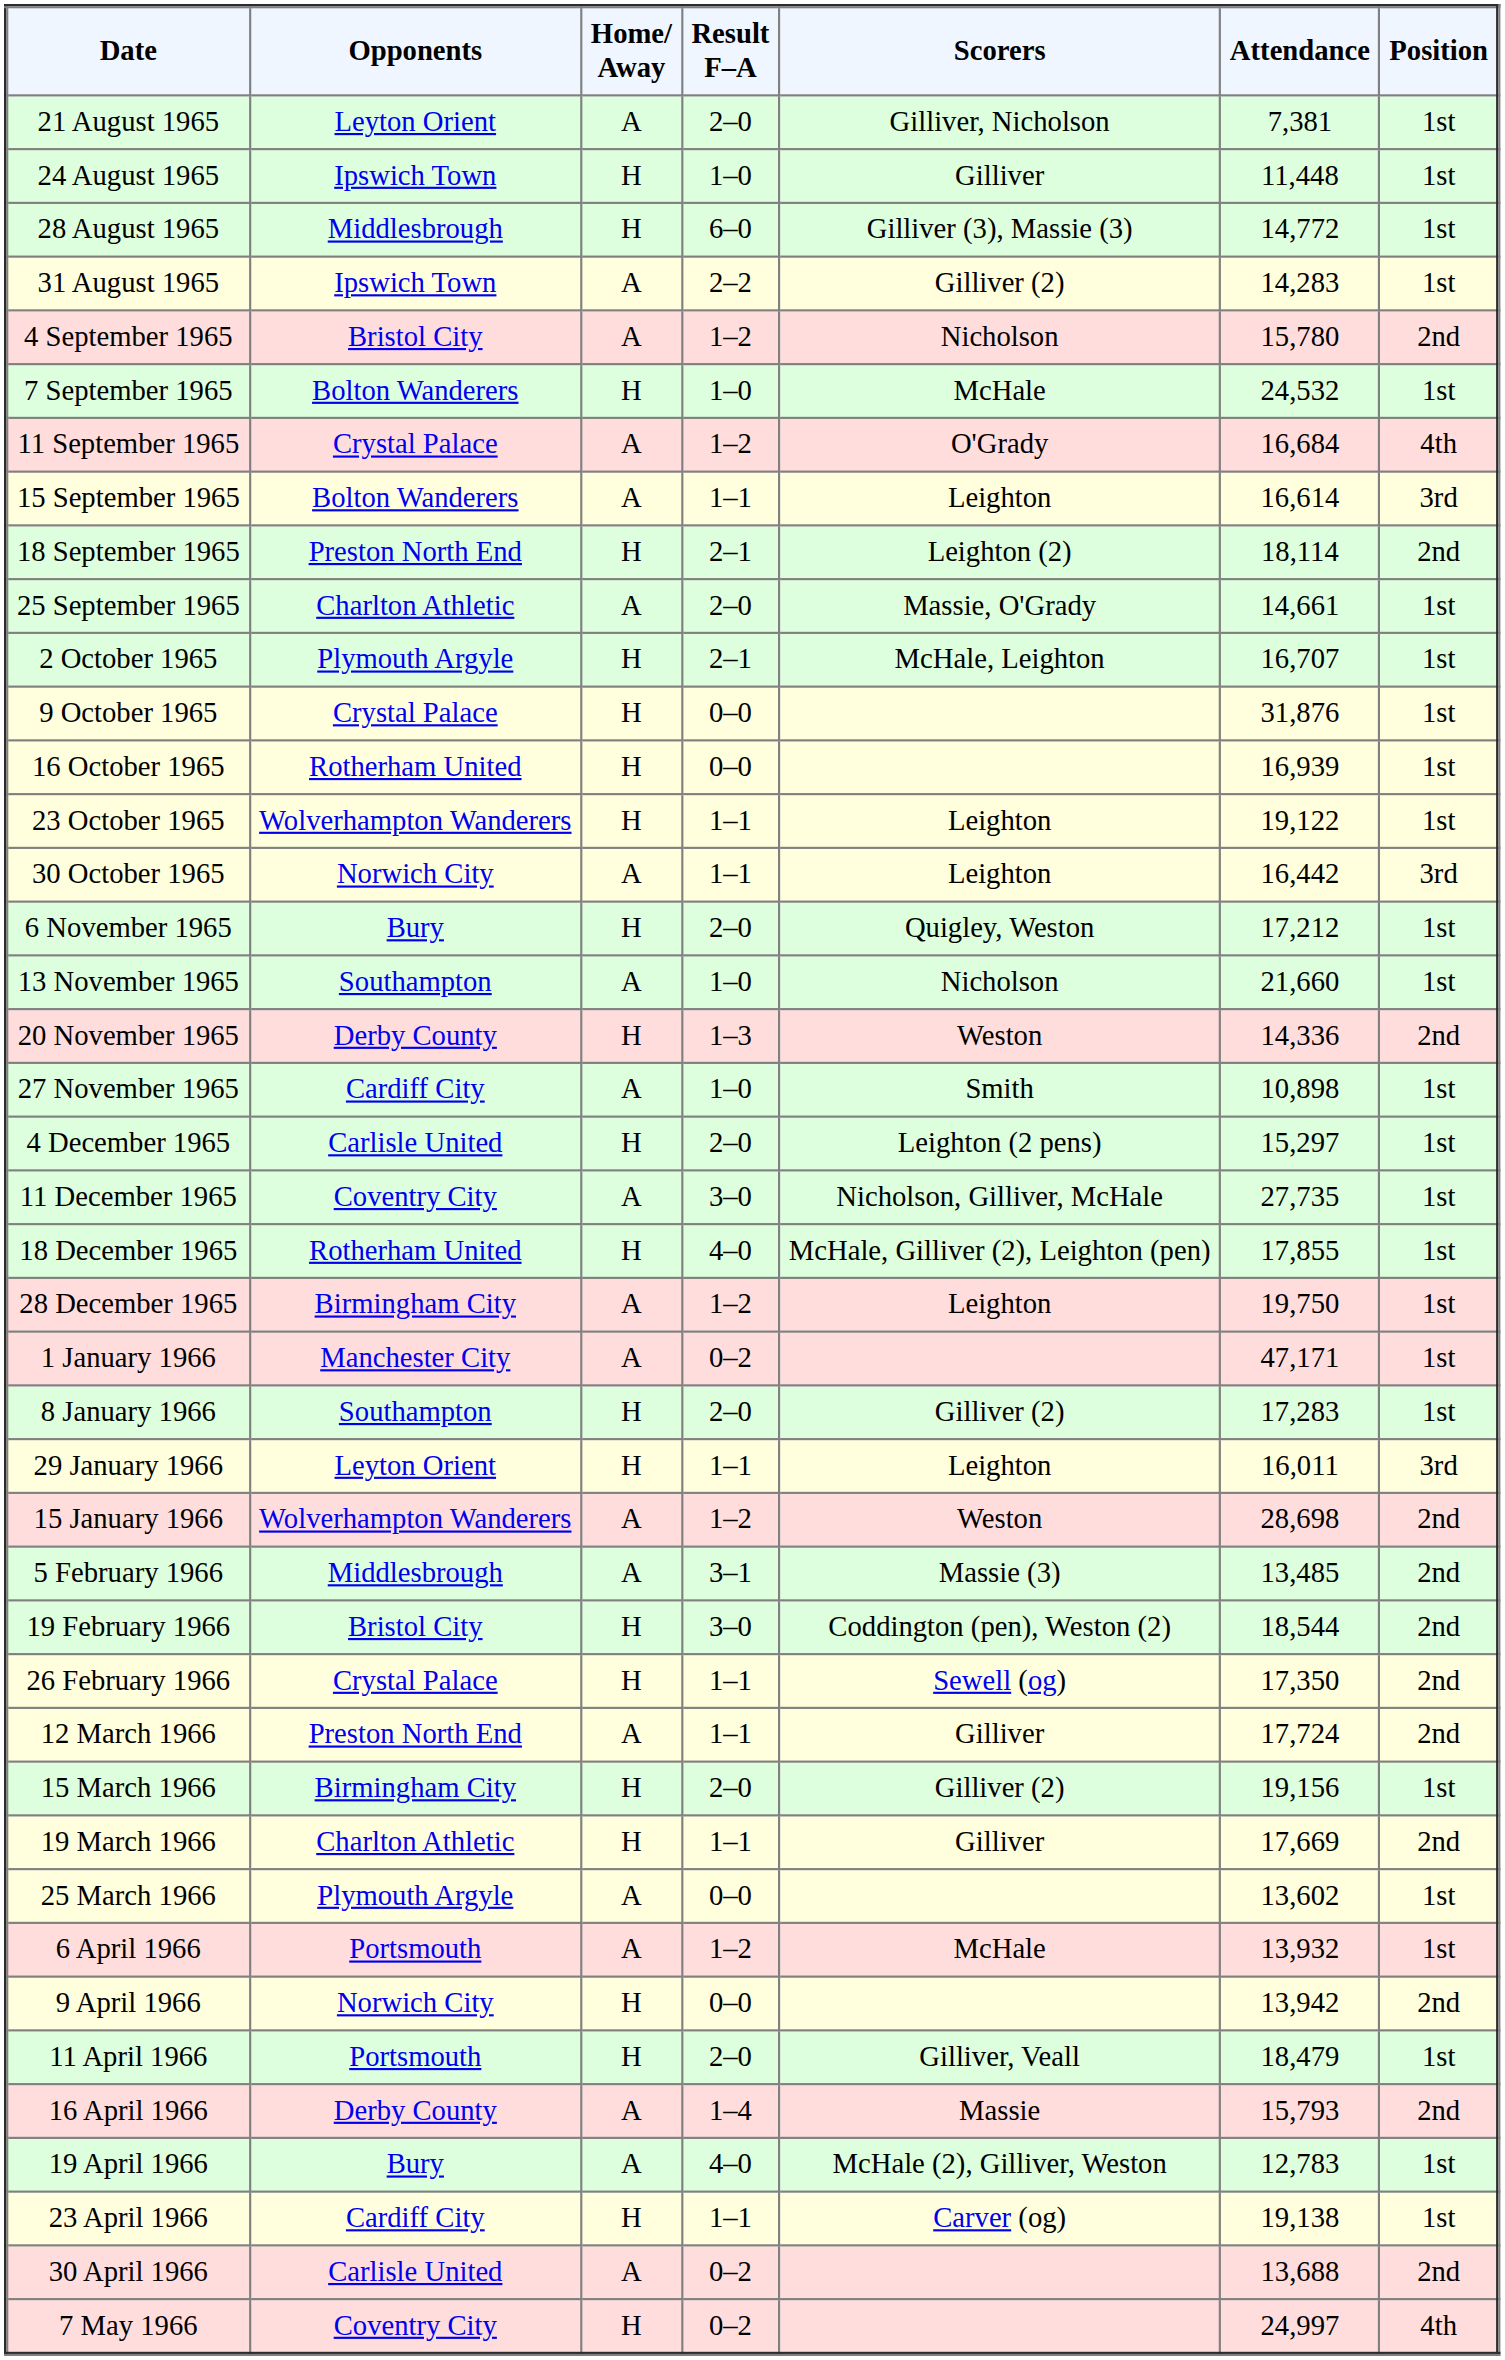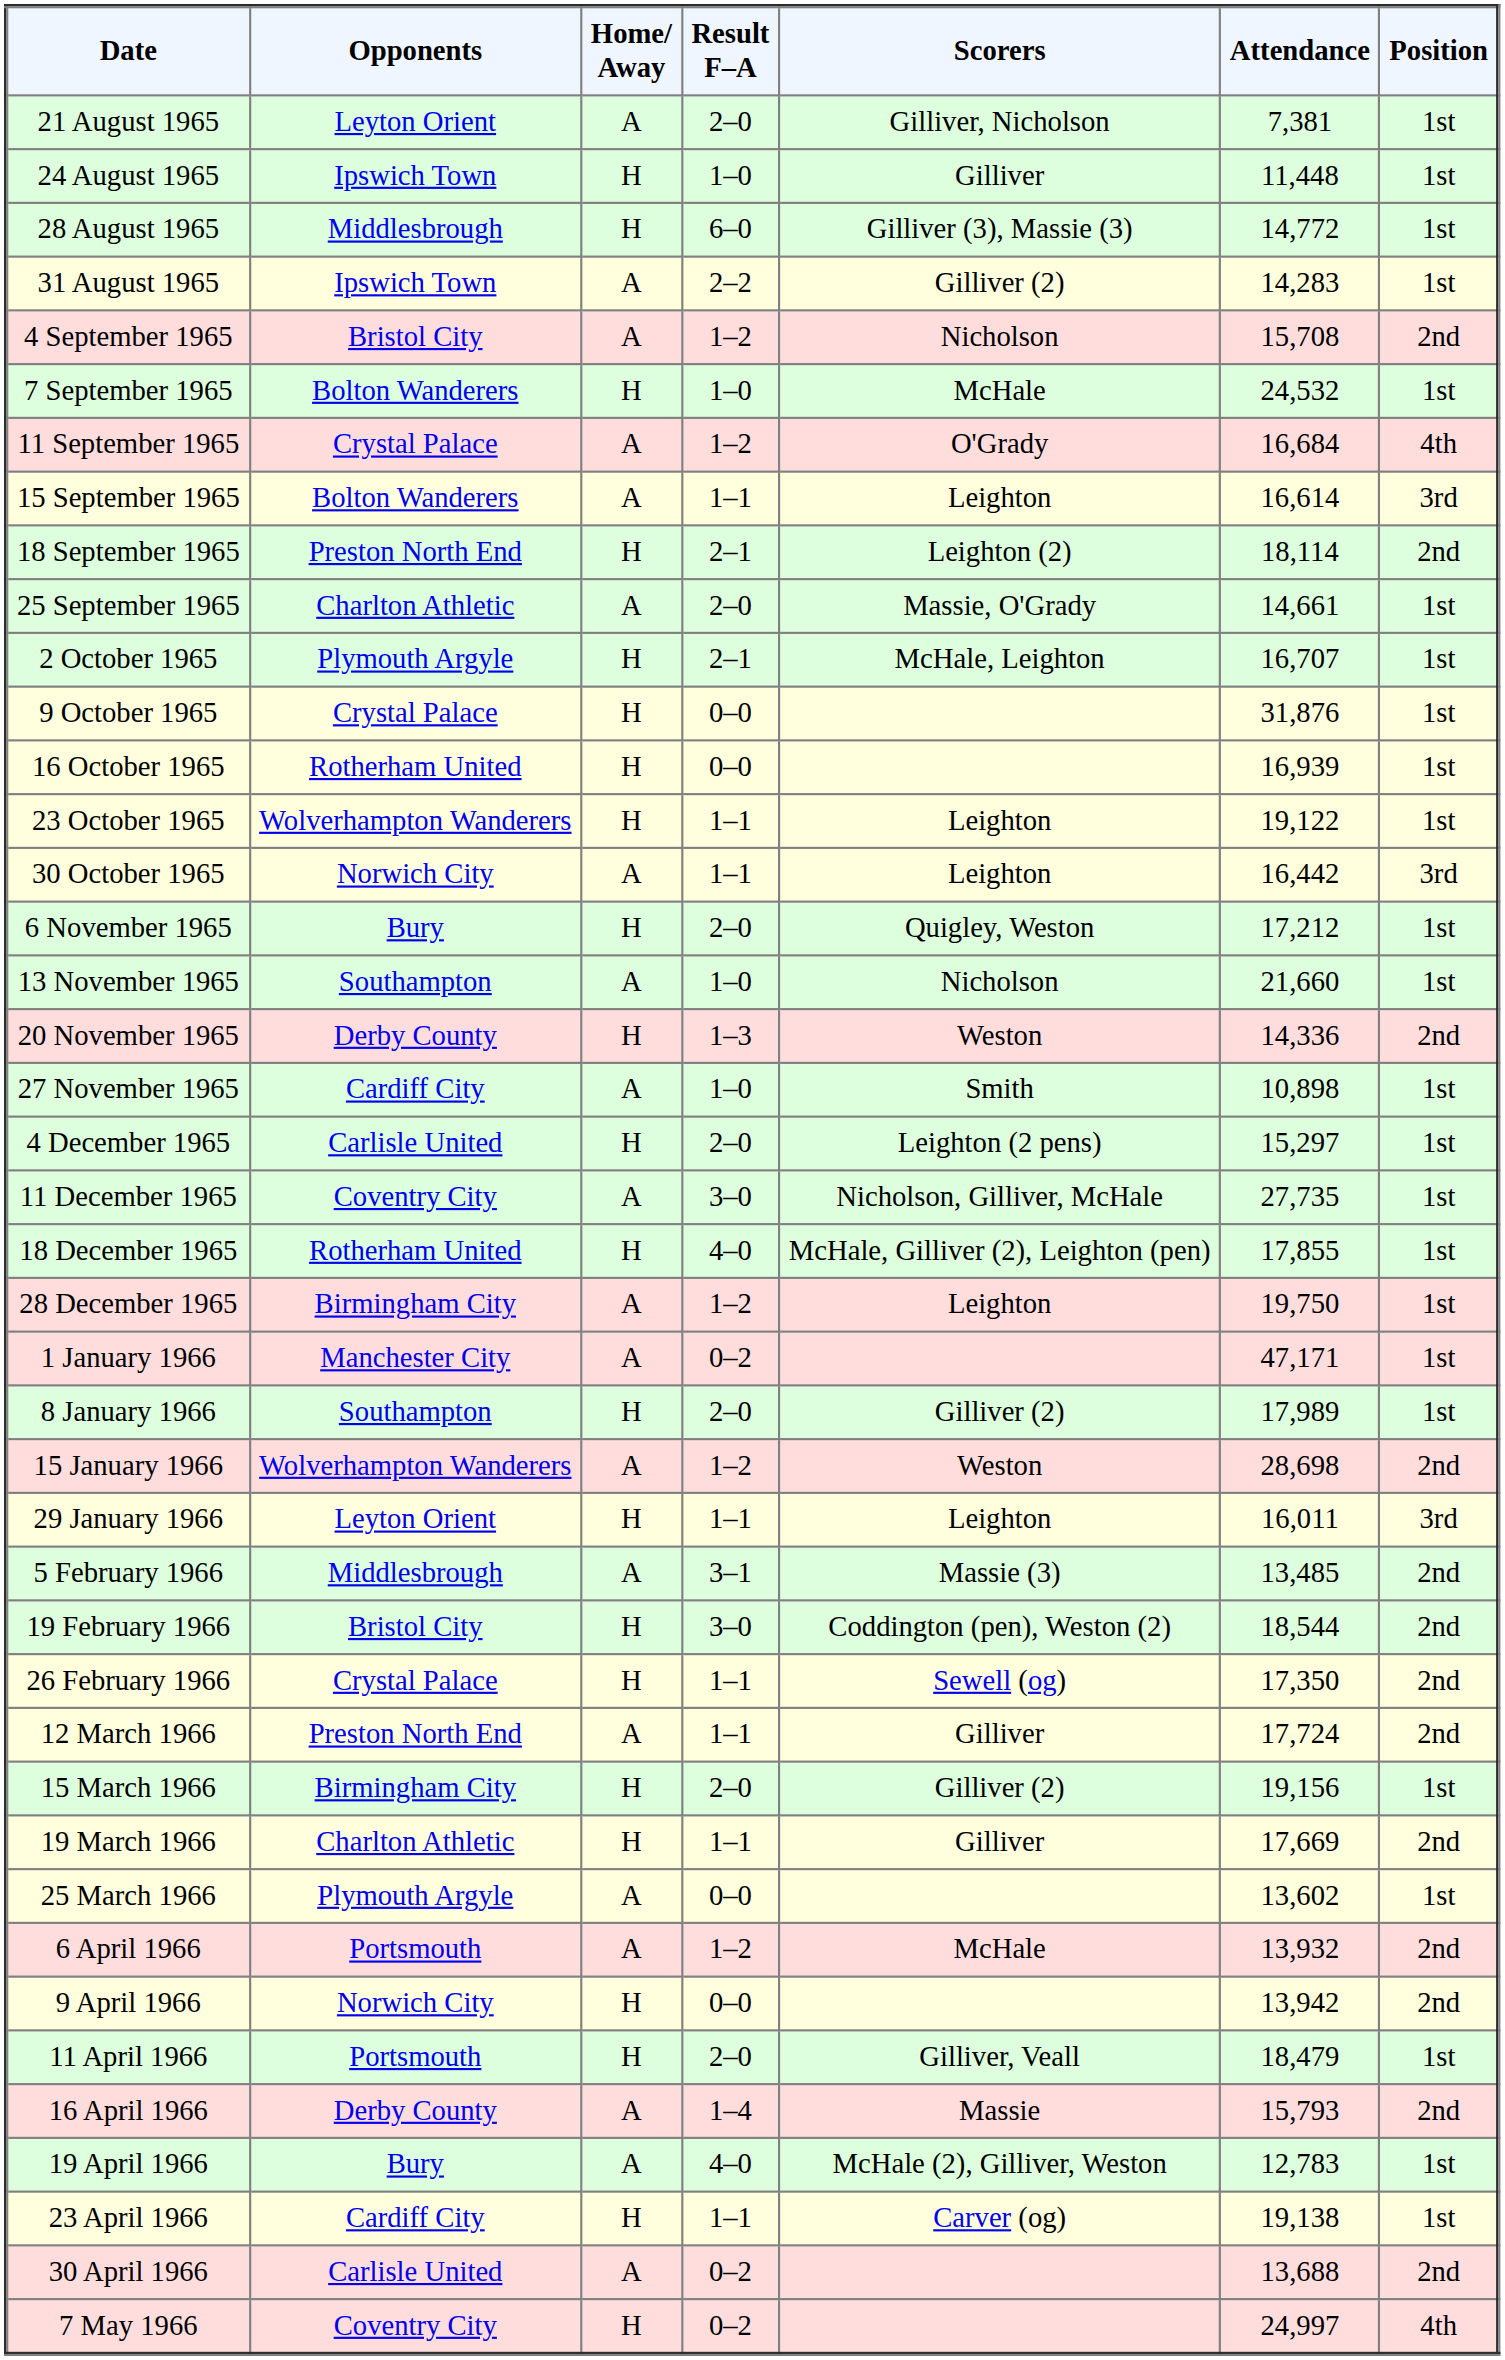(1300, 336) 15,780 -> (1300, 336) 15,708
(1300, 1411) 17,283 -> (1300, 1411) 17,989
rows swapped: (128, 1519) <-> (128, 1465)
(1439, 1949) 1st -> (1439, 1949) 2nd
